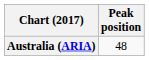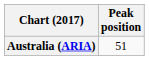(121, 45) 48 -> (121, 45) 51
